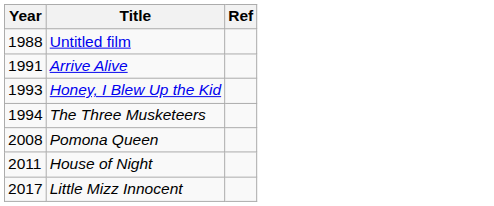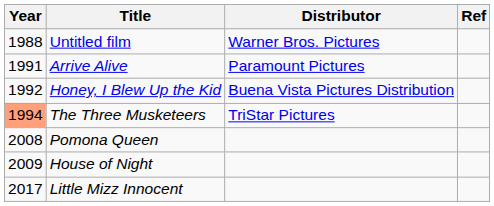+ column: (341, 16)
(25, 90) 1993 -> (25, 90) 1992
(25, 115) no background -> (25, 115) lightsalmon background
(25, 164) 2011 -> (25, 164) 2009
